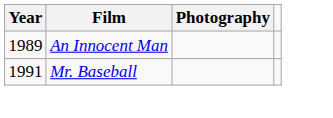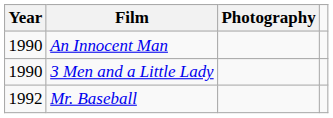(25, 44) 1989 -> (25, 44) 1990
+ row: (132, 71)
(25, 71) 1991 -> (25, 98) 1992
